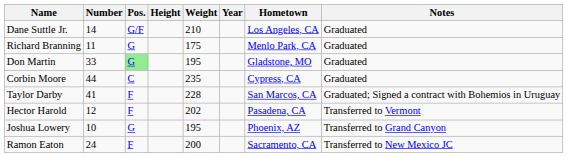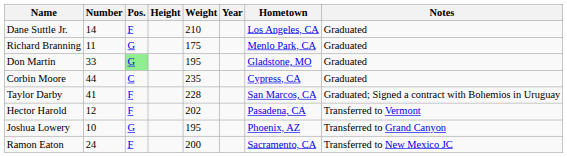(136, 29) G/F -> (130, 29) F
